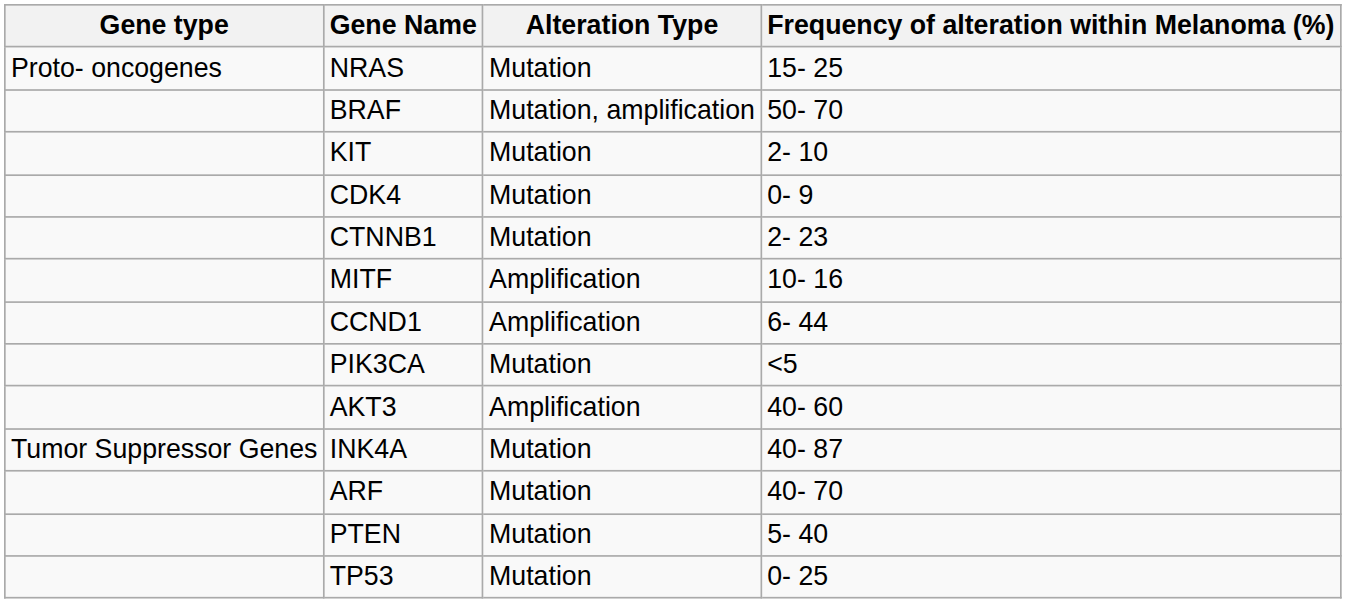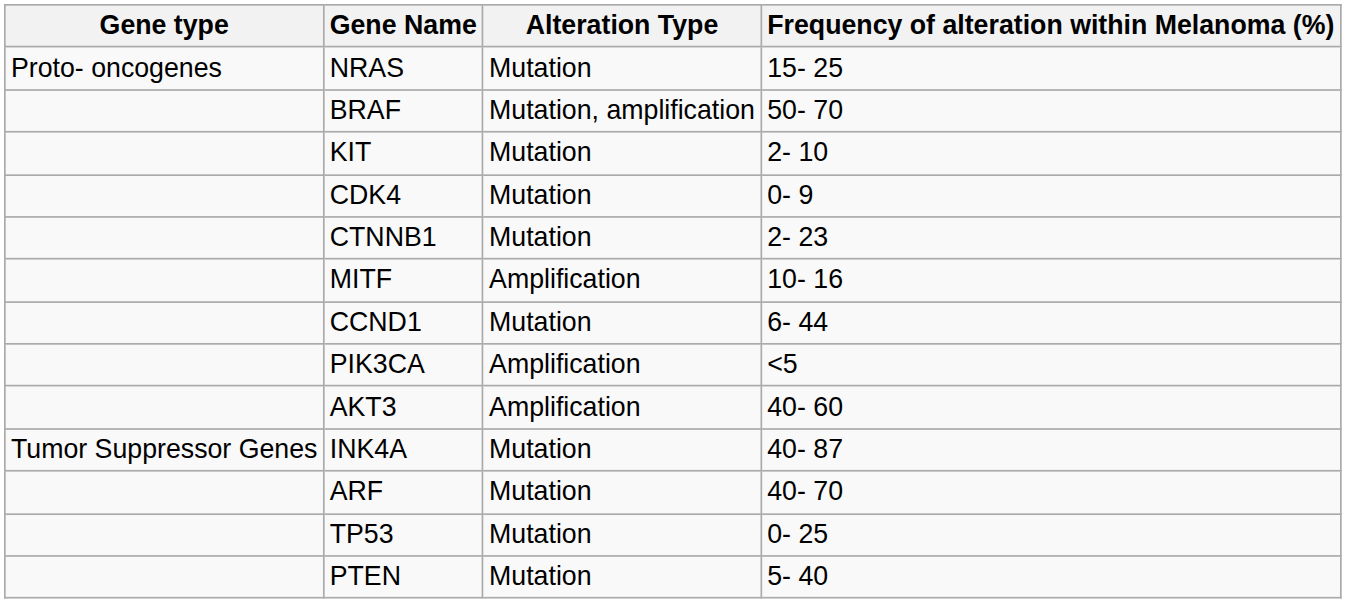(565, 322) Amplification -> (540, 322) Mutation
(540, 364) Mutation -> (565, 364) Amplification
rows swapped: (365, 534) <-> (362, 576)
